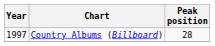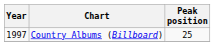(187, 35) 28 -> (187, 35) 25
